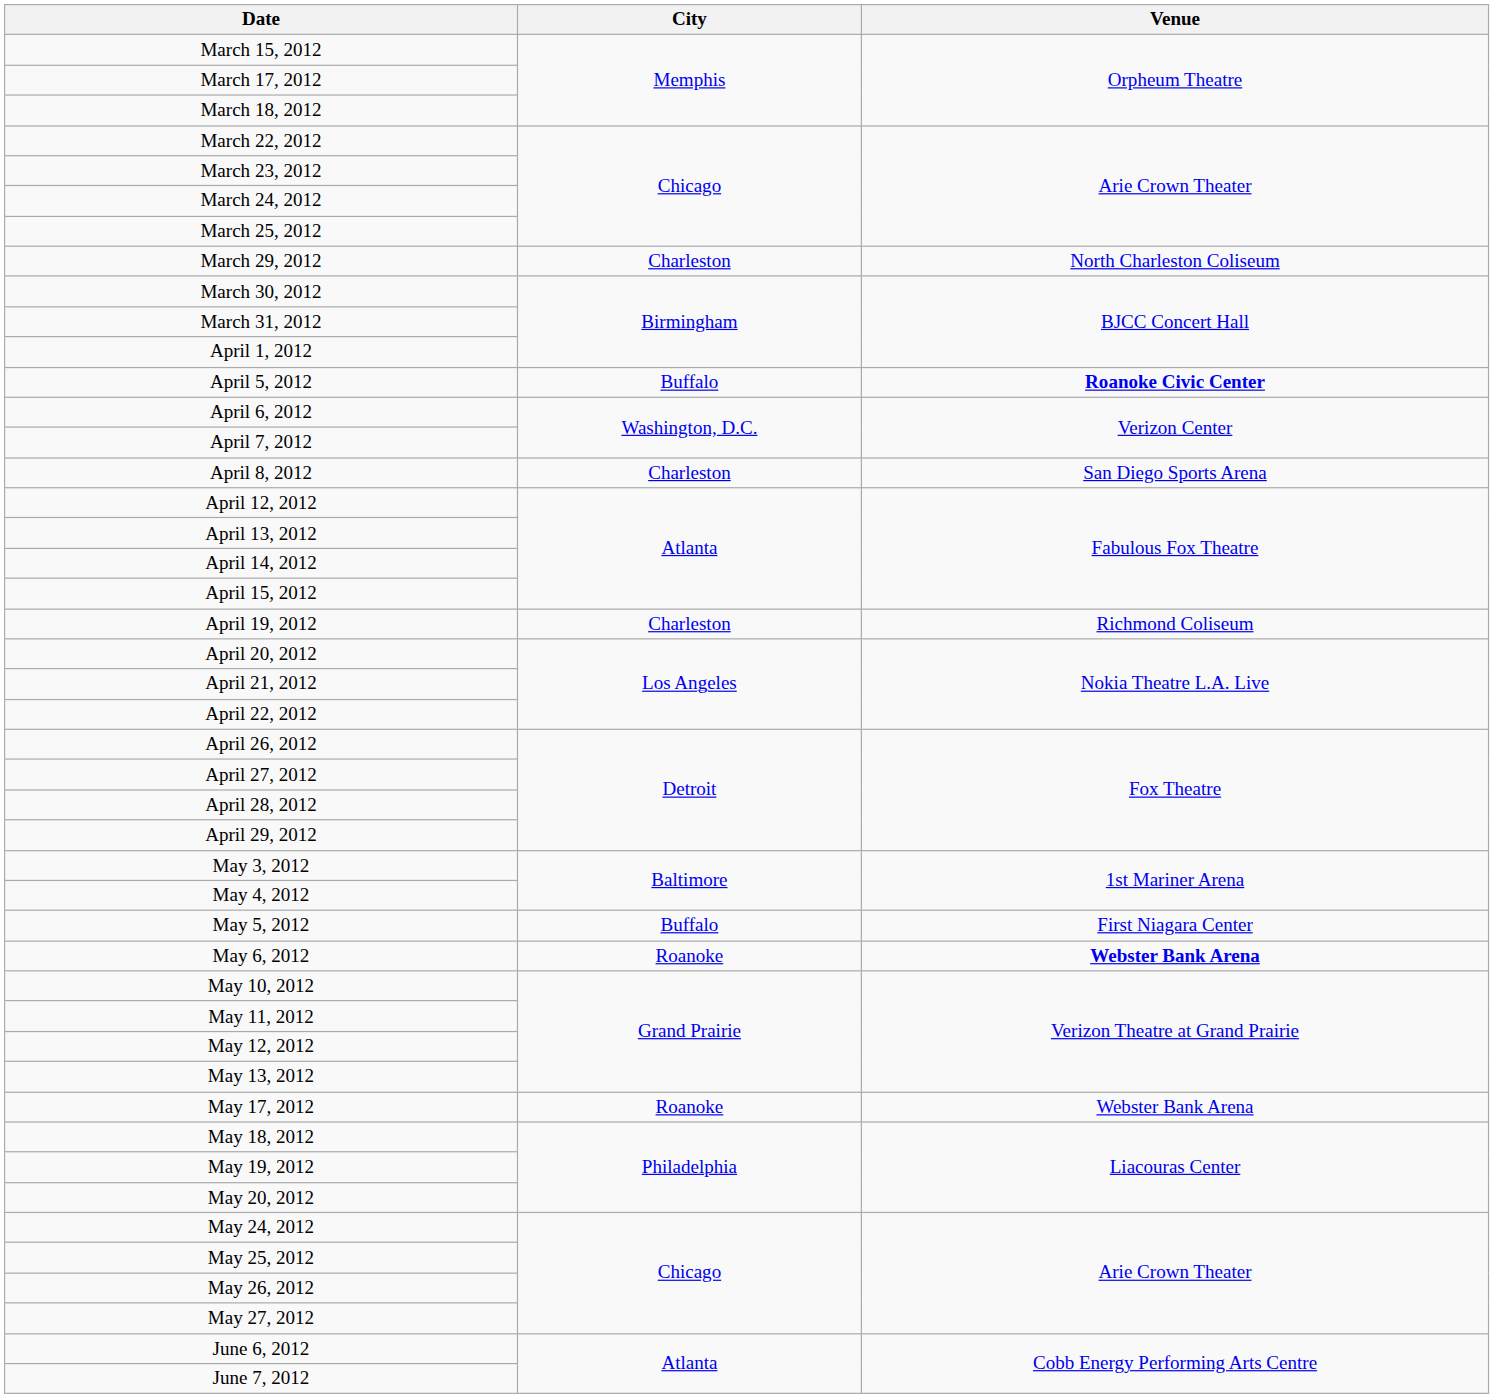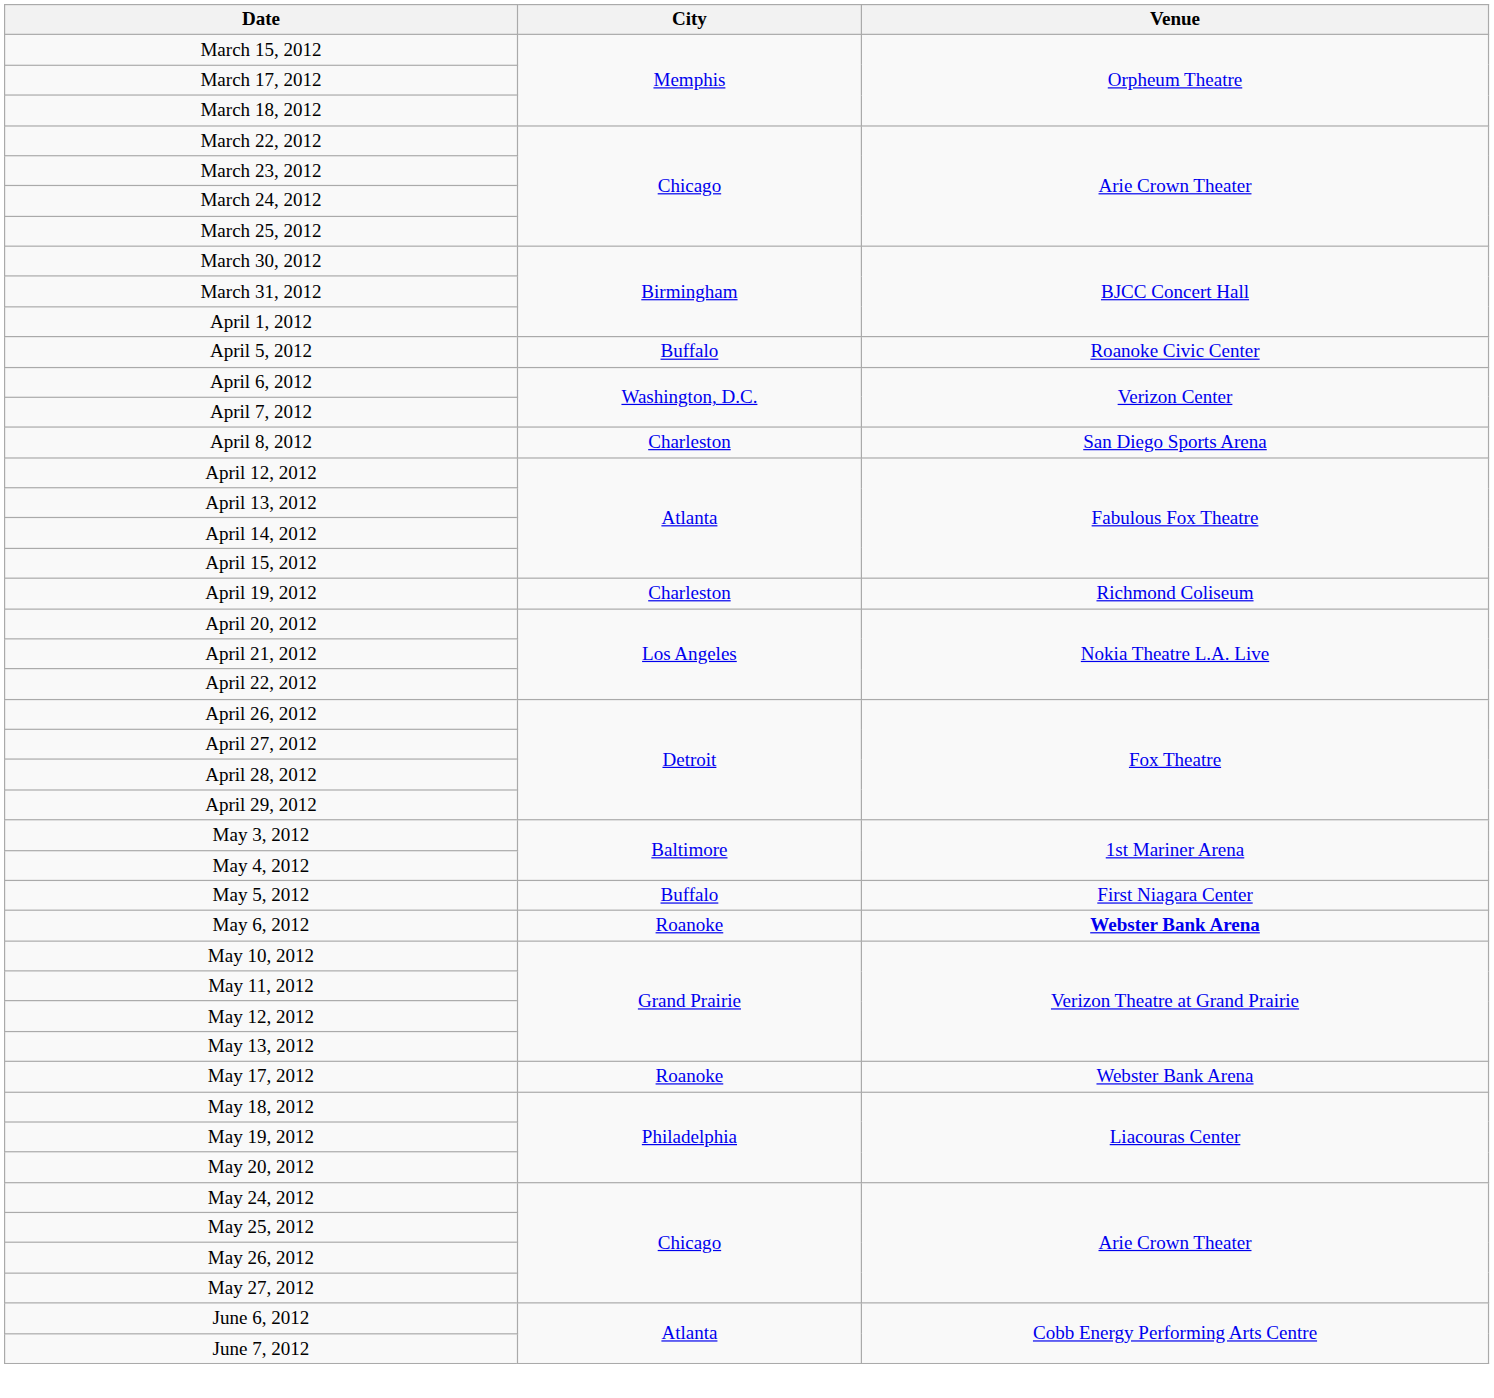- row: (261, 261)
(1175, 381) bold -> (1175, 351) normal
